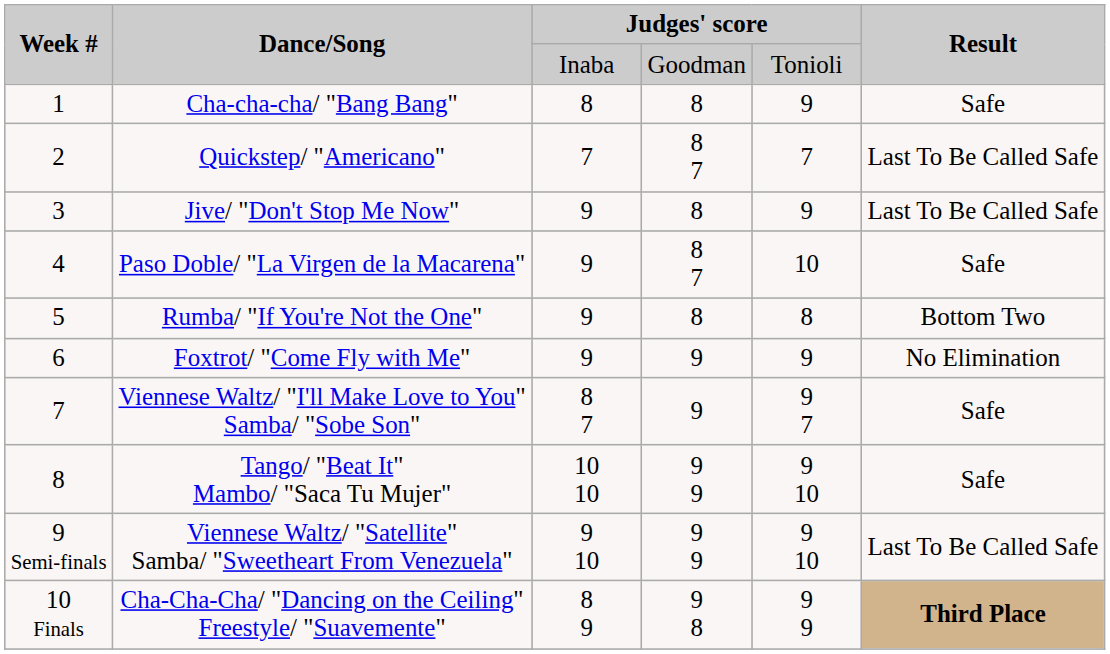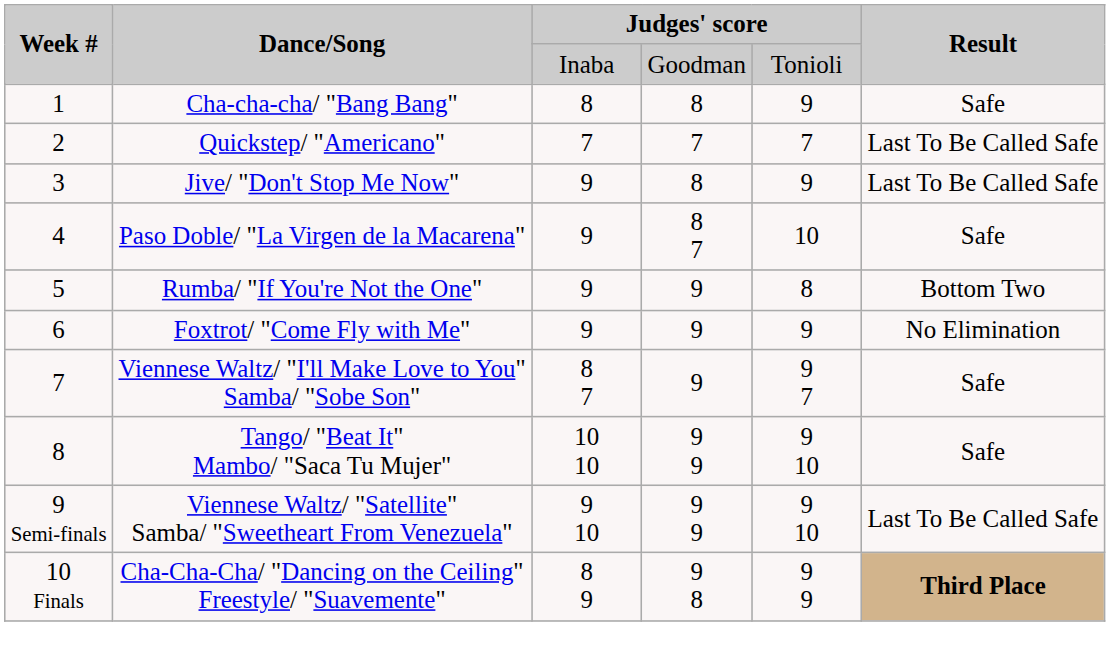(697, 157) 8 7 -> (697, 143) 7
(697, 317) 8 -> (697, 289) 9
